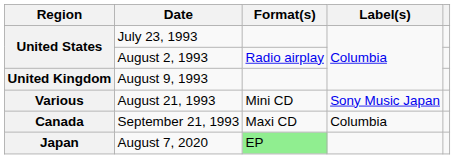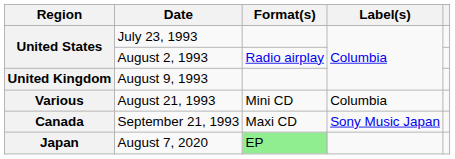(385, 100) Sony Music Japan -> (359, 100) Columbia
(359, 121) Columbia -> (385, 121) Sony Music Japan
